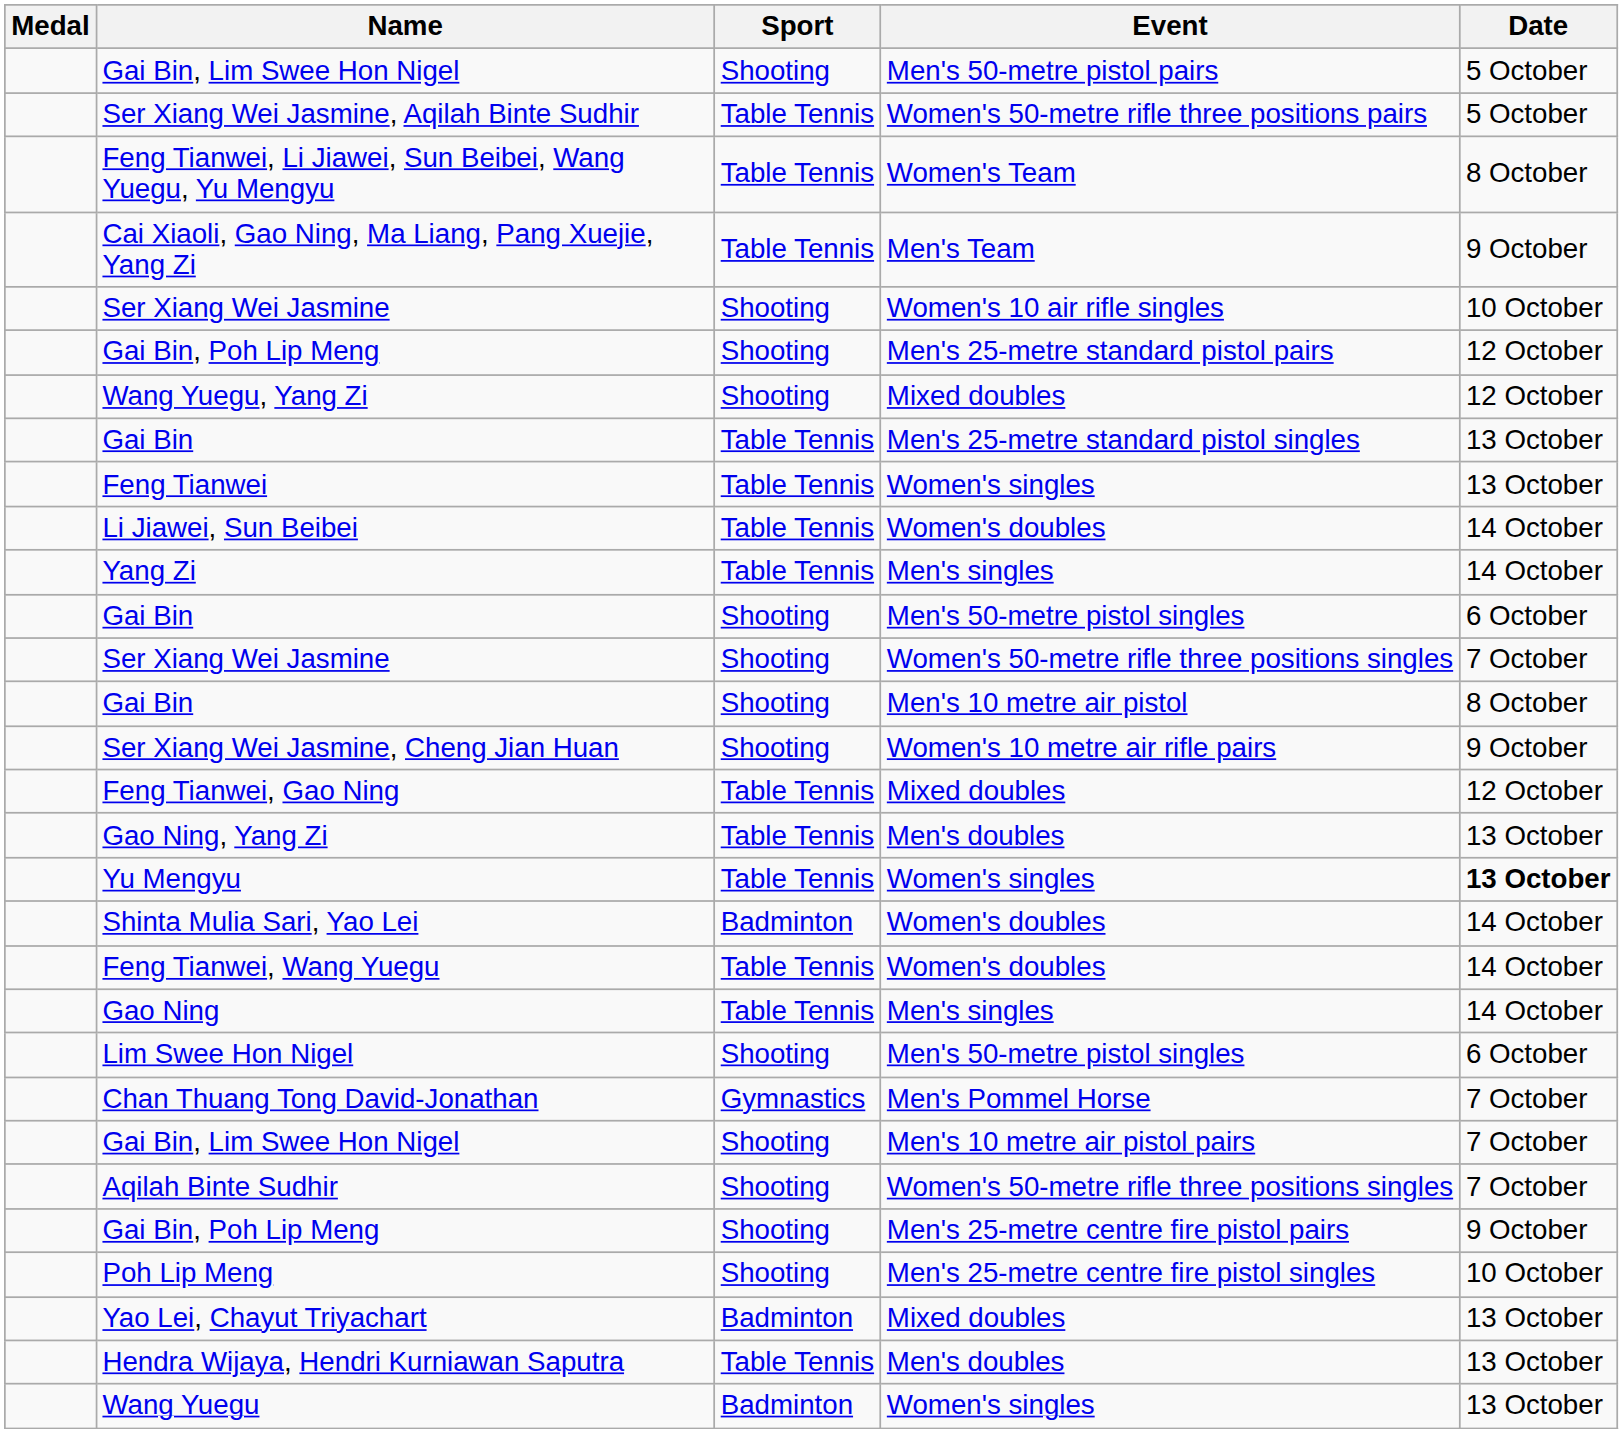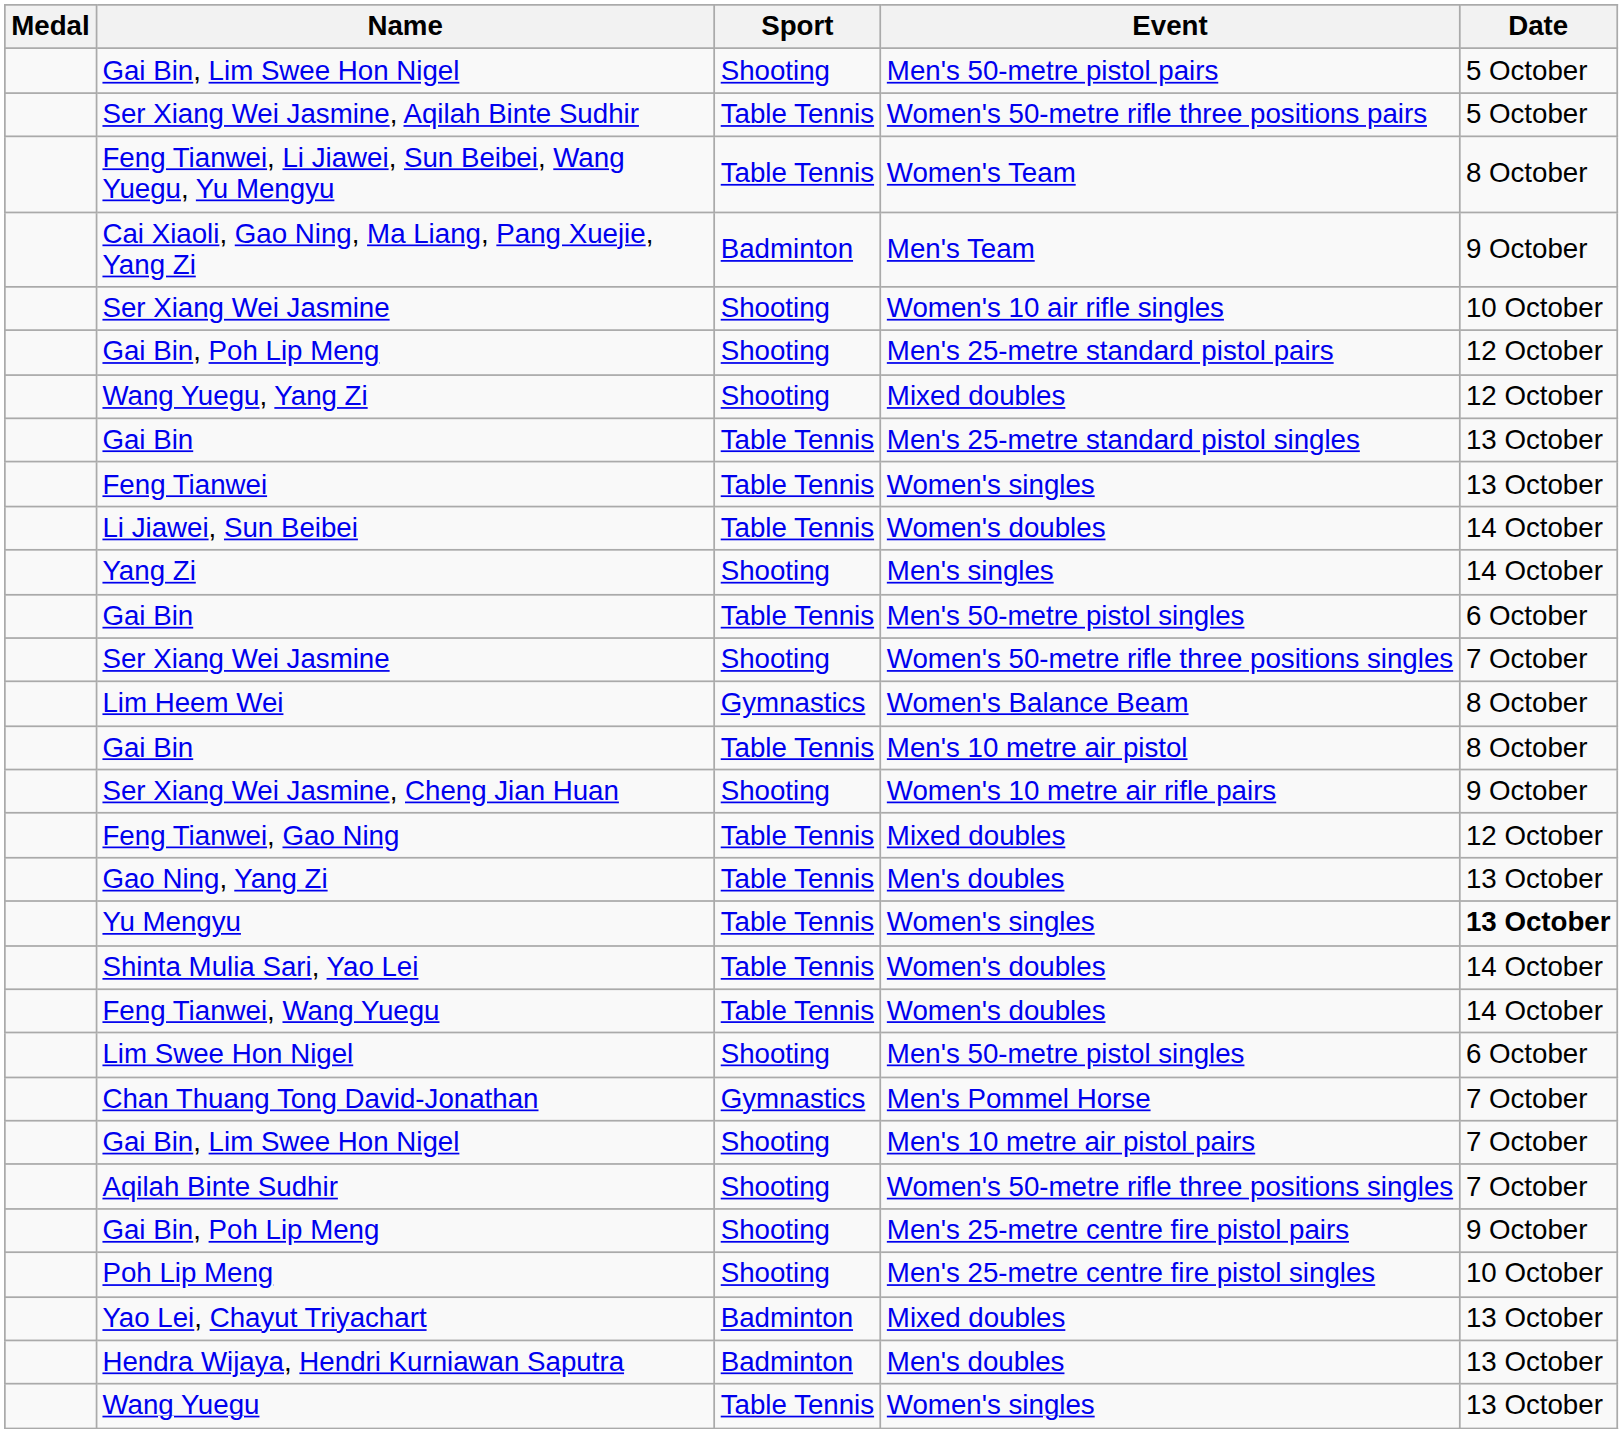(797, 248) Table Tennis -> (787, 248) Badminton
(797, 571) Table Tennis -> (775, 571) Shooting
(775, 615) Shooting -> (797, 615) Table Tennis
+ row: (193, 703)
(775, 703) Shooting -> (797, 747) Table Tennis
(787, 922) Badminton -> (797, 966) Table Tennis
- row: (161, 1010)
(797, 1361) Table Tennis -> (787, 1361) Badminton
(787, 1405) Badminton -> (797, 1405) Table Tennis
